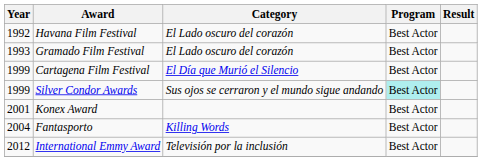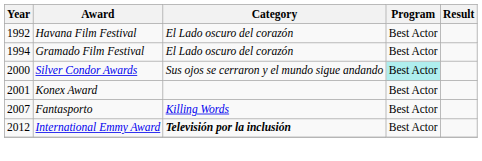(19, 52) 1993 -> (19, 52) 1994
- row: (92, 71)
(19, 90) 1999 -> (19, 71) 2000
(19, 128) 2004 -> (19, 109) 2007
(227, 147) normal -> (228, 128) bold
